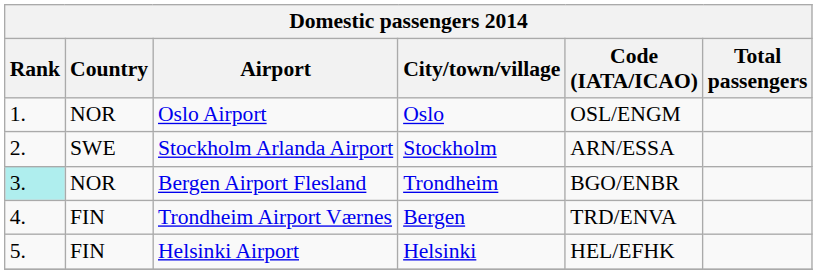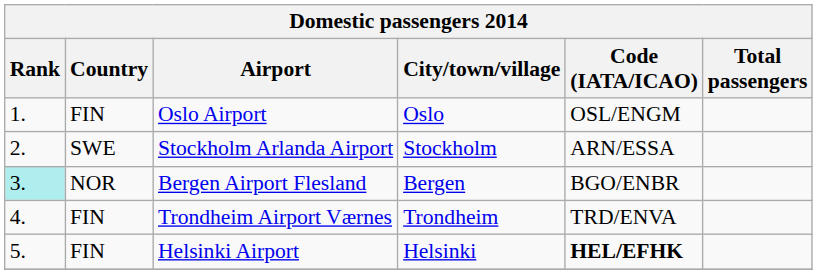(93, 114) NOR -> (87, 114) FIN
(451, 182) Trondheim -> (434, 182) Bergen
(434, 217) Bergen -> (451, 217) Trondheim
(622, 251) normal -> (627, 251) bold
